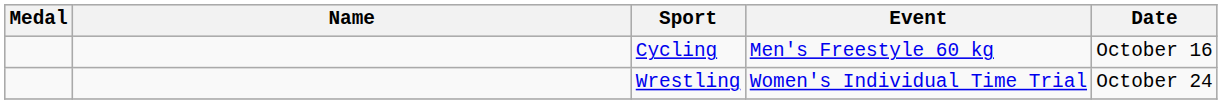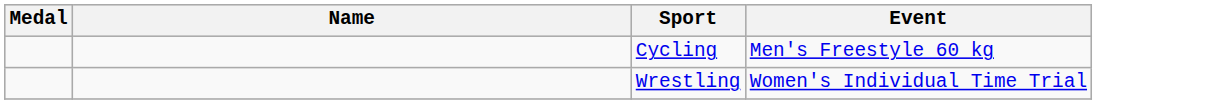- column: (1155, 21)
